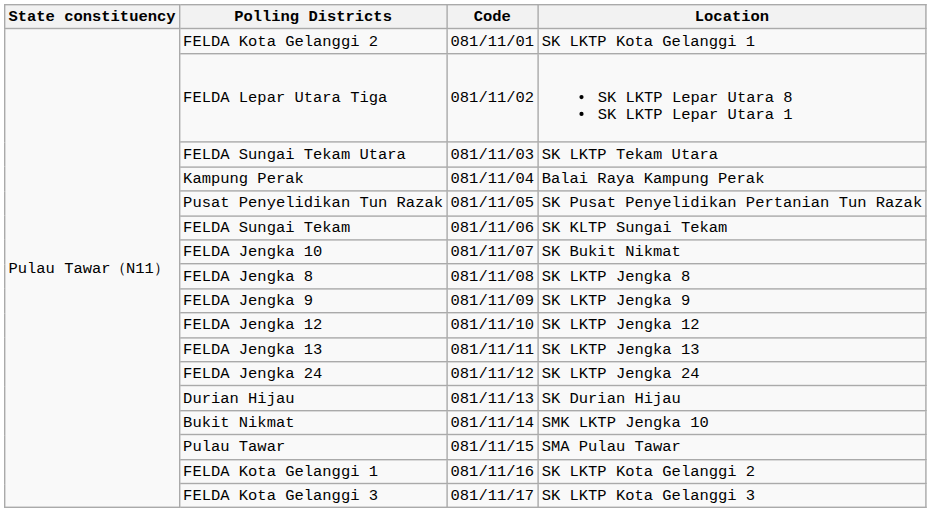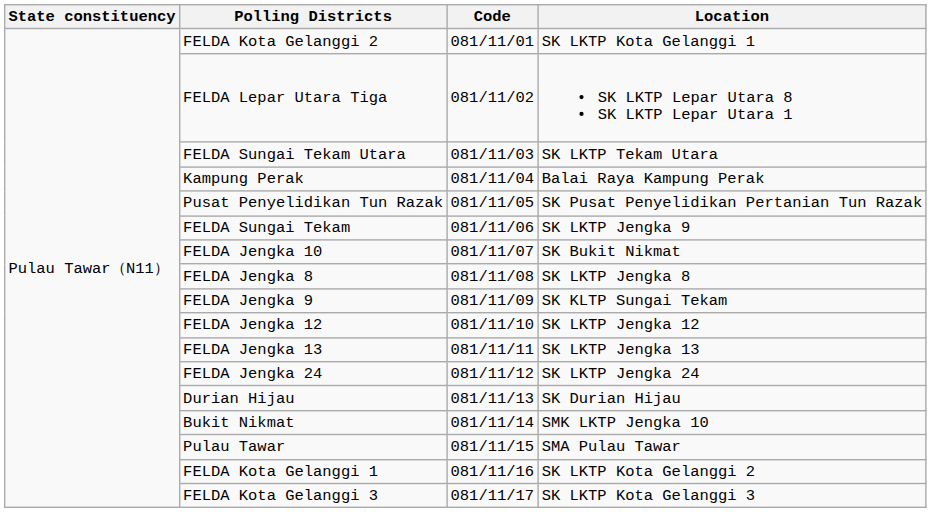(634, 228) SK KLTP Sungai Tekam -> (616, 228) SK LKTP Jengka 9
(616, 301) SK LKTP Jengka 9 -> (634, 301) SK KLTP Sungai Tekam
